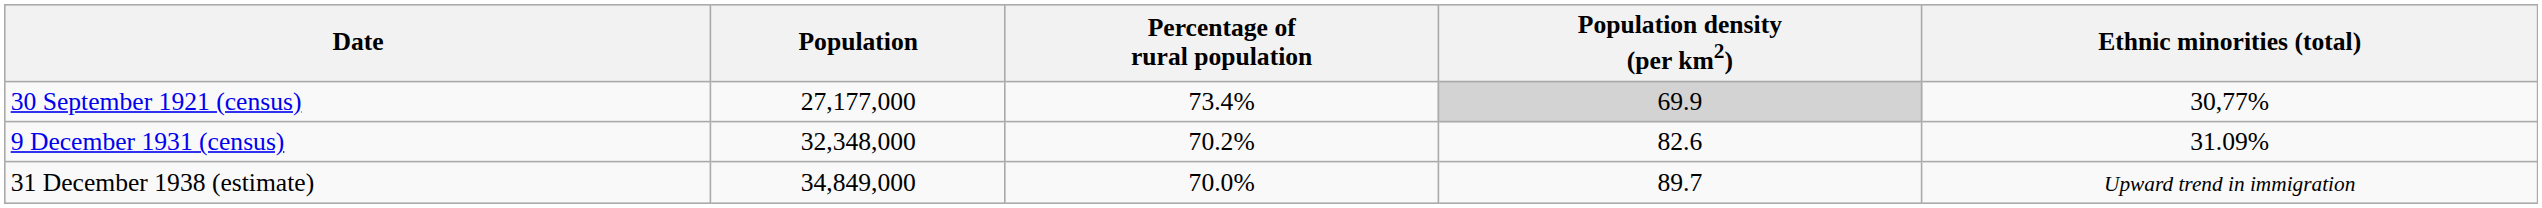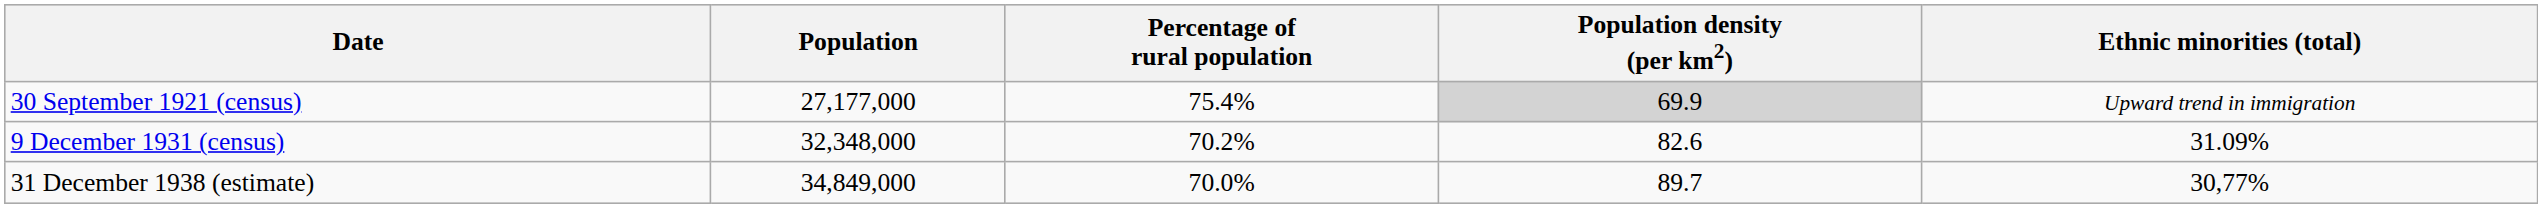(1222, 101) 73.4% -> (1222, 101) 75.4%
(2230, 101) 30,77% -> (2230, 102) Upward trend in immigration
(2230, 183) Upward trend in immigration -> (2230, 182) 30,77%
